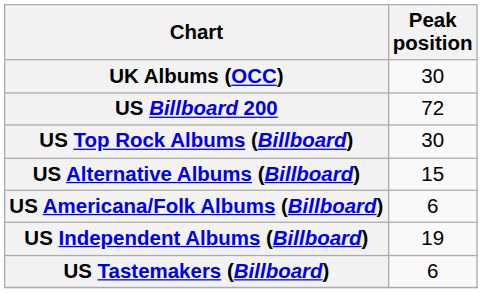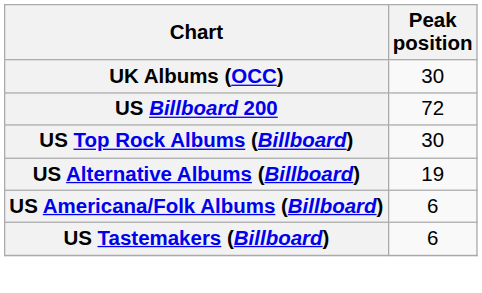(433, 173) 15 -> (433, 173) 19
- row: (196, 238)
